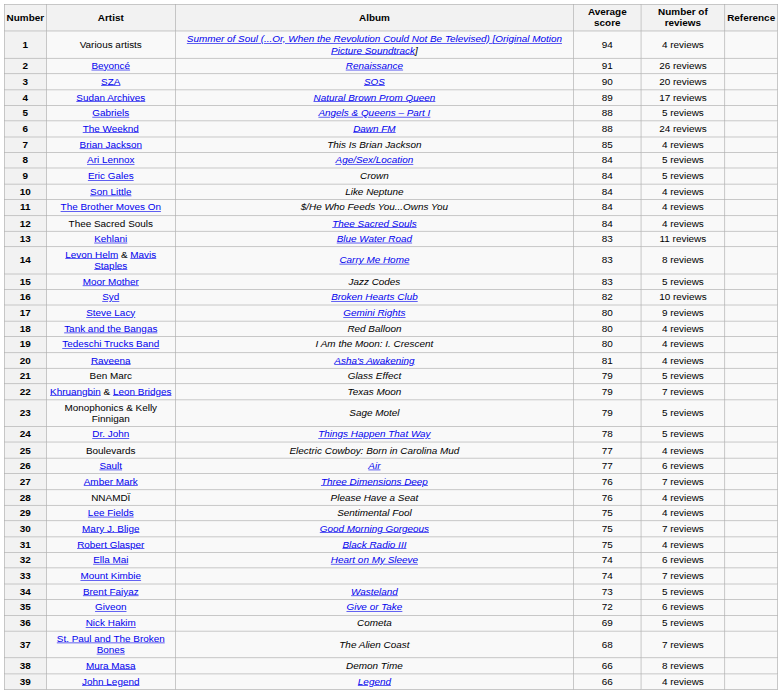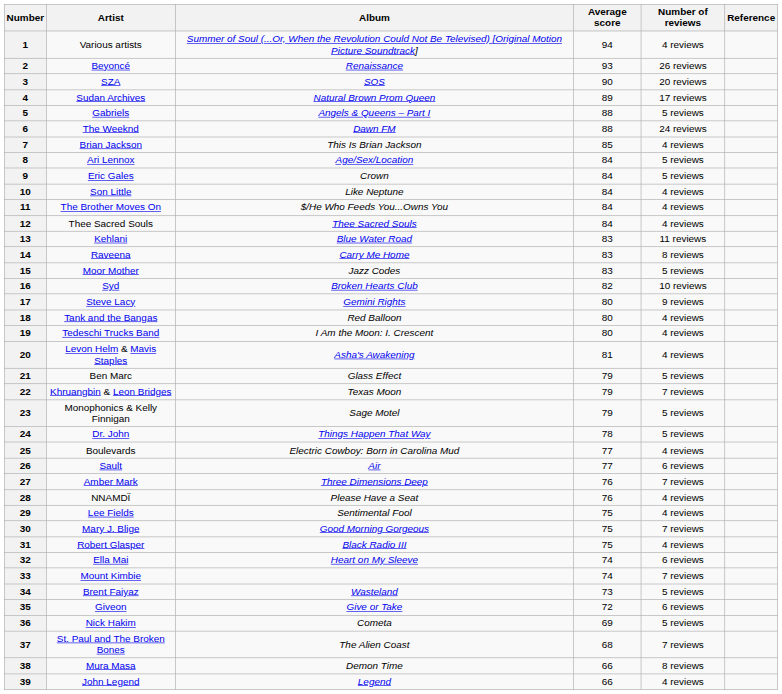(607, 66) 91 -> (607, 66) 93
(111, 260) Levon Helm & Mavis Staples -> (111, 254) Raveena
(111, 360) Raveena -> (111, 354) Levon Helm & Mavis Staples
